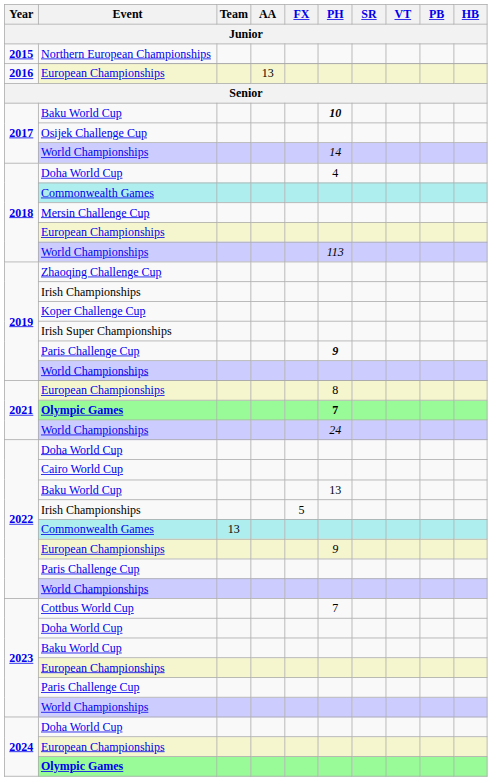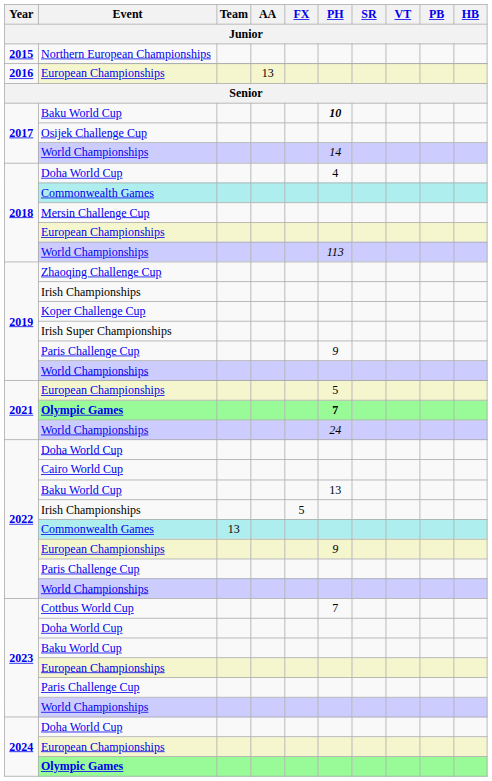(335, 351) bold -> (335, 351) normal
(335, 390) 8 -> (335, 390) 5
